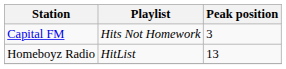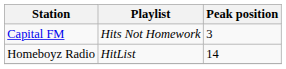(213, 53) 13 -> (213, 53) 14
